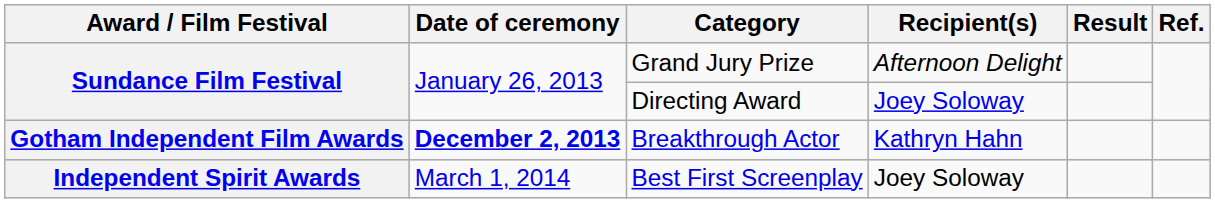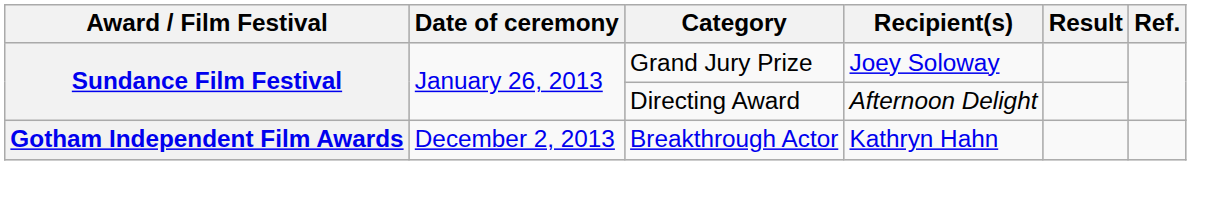(968, 62) Afternoon Delight -> (925, 62) Joey Soloway
(949, 100) Joey Soloway -> (943, 100) Afternoon Delight
(518, 139) bold -> (515, 139) normal
- row: (747, 178)
